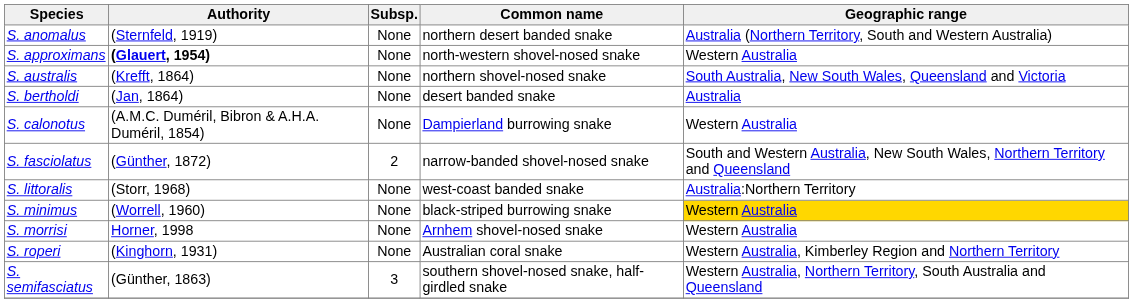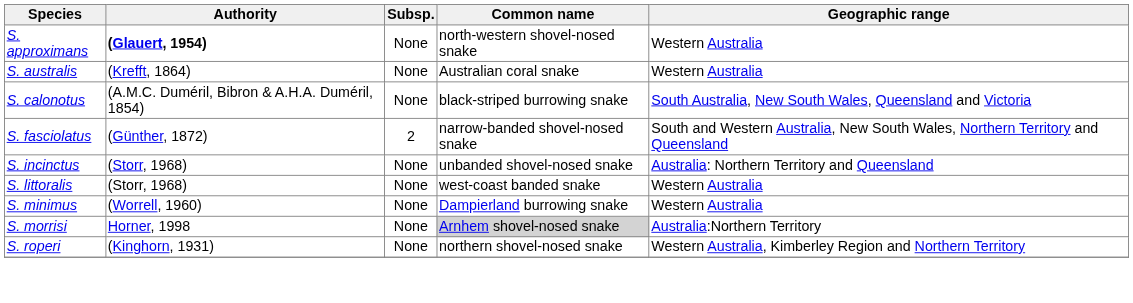- row: (46, 35)
(514, 76) northern shovel-nosed snake -> (509, 71) Australian coral snake
(876, 76) South Australia, New South Wales, Queensland and Victoria -> (707, 71) Western Australia
- row: (43, 96)
(517, 125) Dampierland burrowing snake -> (534, 100) black-striped burrowing snake
(741, 125) Western Australia -> (841, 100) South Australia, New South Wales, Queensland and Victoria
+ row: (43, 165)
(771, 190) Australia:Northern Territory -> (707, 185) Western Australia
(517, 210) black-striped burrowing snake -> (534, 206) Dampierland burrowing snake
(741, 210) gold background -> (707, 206) no background
(513, 231) no background -> (529, 226) lightgrey background
(741, 231) Western Australia -> (736, 226) Australia:Northern Territory
(492, 251) Australian coral snake -> (531, 247) northern shovel-nosed snake
- row: (50, 279)
